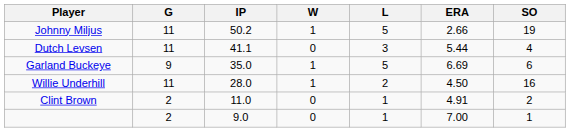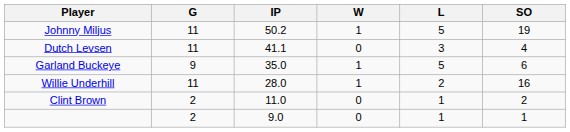- column: (457, 13)
